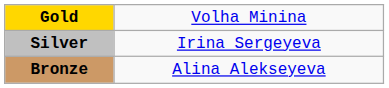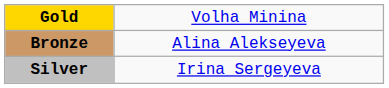rows swapped: (59, 44) <-> (59, 70)
